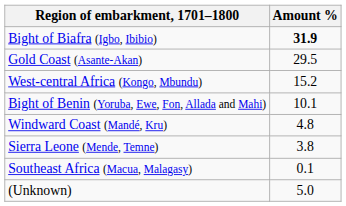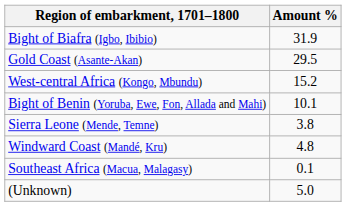(305, 37) bold -> (305, 37) normal
rows swapped: (88, 125) <-> (83, 147)
